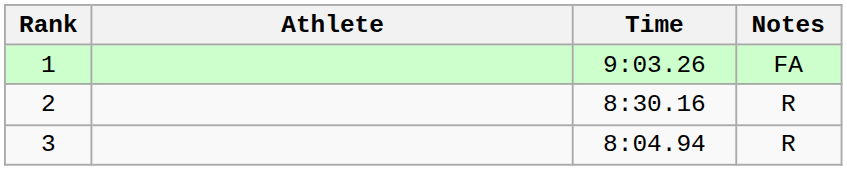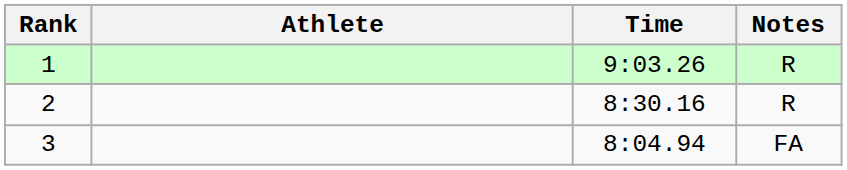(788, 65) FA -> (788, 65) R
(788, 144) R -> (788, 144) FA
